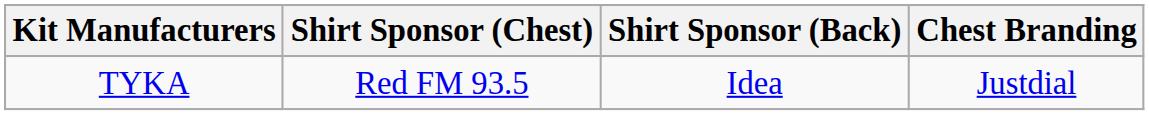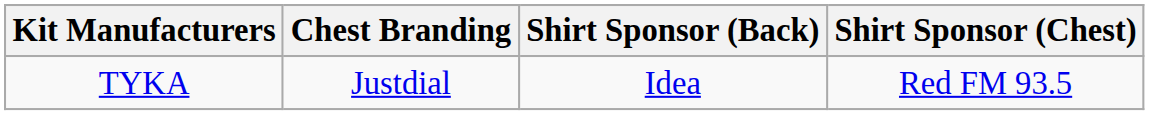columns swapped: (442, 30) <-> (1027, 30)
